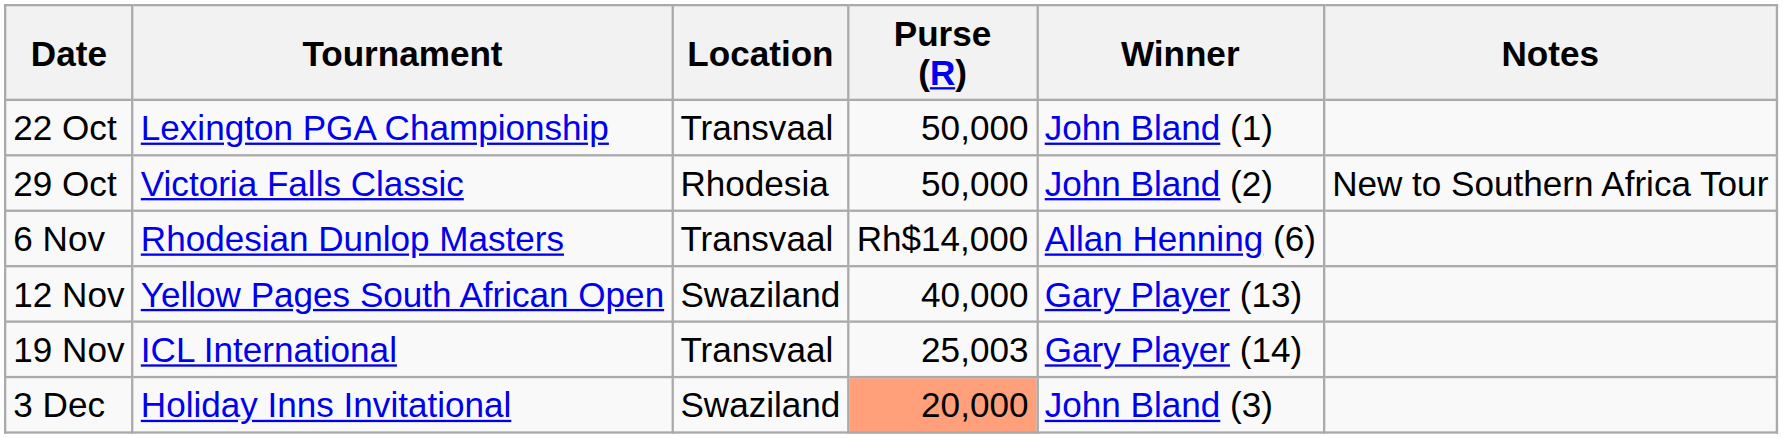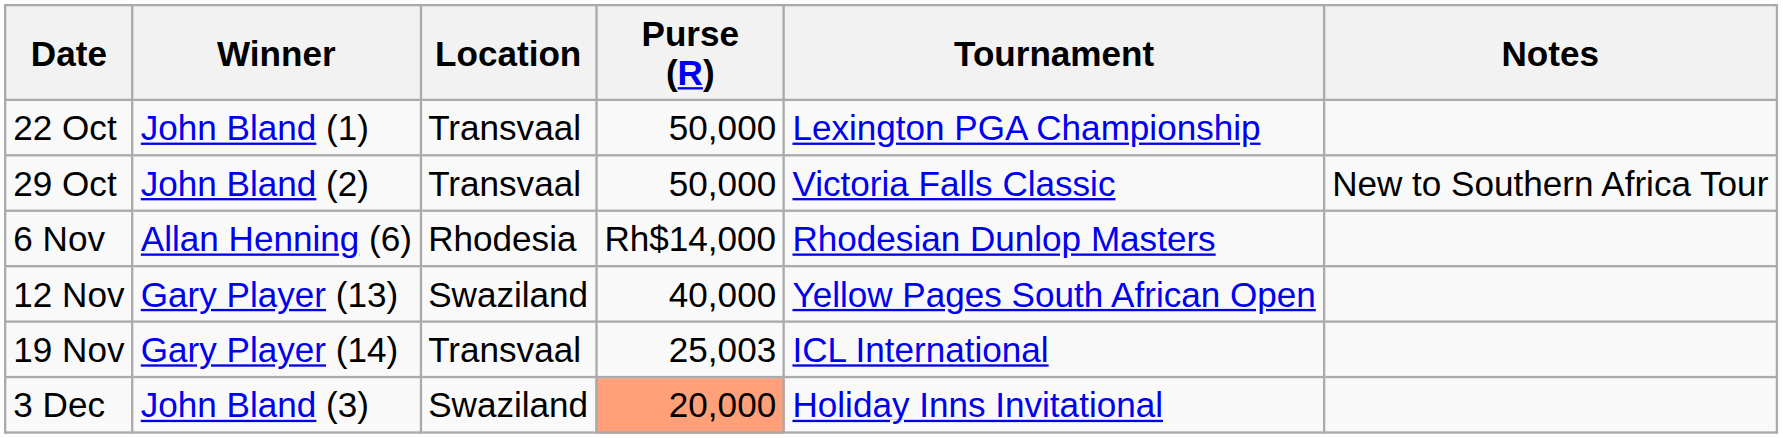columns swapped: (402, 53) <-> (1180, 53)
(755, 184) Rhodesia -> (505, 184) Transvaal
(757, 239) Transvaal -> (502, 239) Rhodesia
